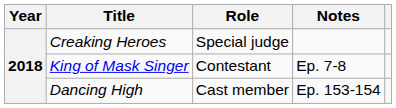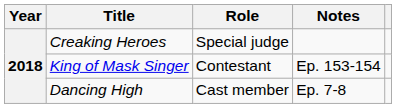(321, 66) Ep. 7-8 -> (338, 66) Ep. 153-154
(338, 90) Ep. 153-154 -> (321, 90) Ep. 7-8
